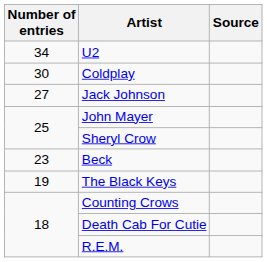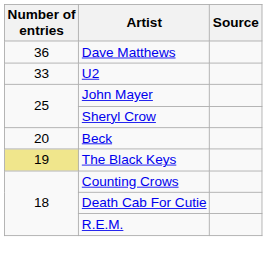+ row: (129, 52)
(42, 52) 34 -> (42, 73) 33
- row: (108, 73)
- row: (123, 95)
(42, 159) 23 -> (42, 138) 20
(42, 181) no background -> (42, 159) khaki background
